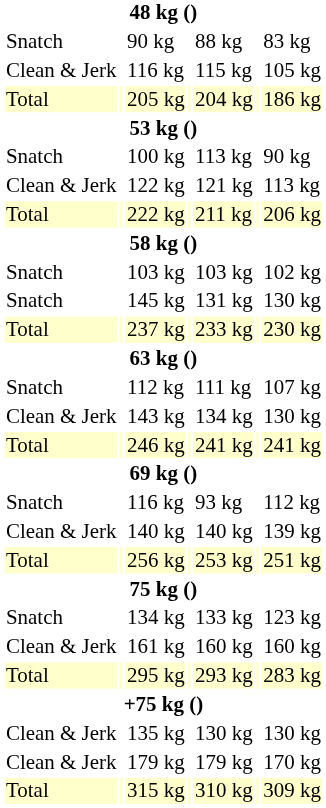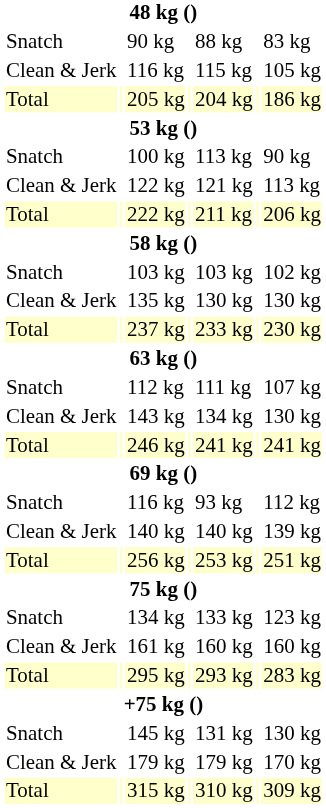rows swapped: (61, 733) <-> (34, 300)
